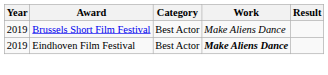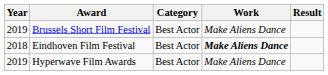(17, 45) 2019 -> (17, 45) 2018
+ row: (84, 62)
